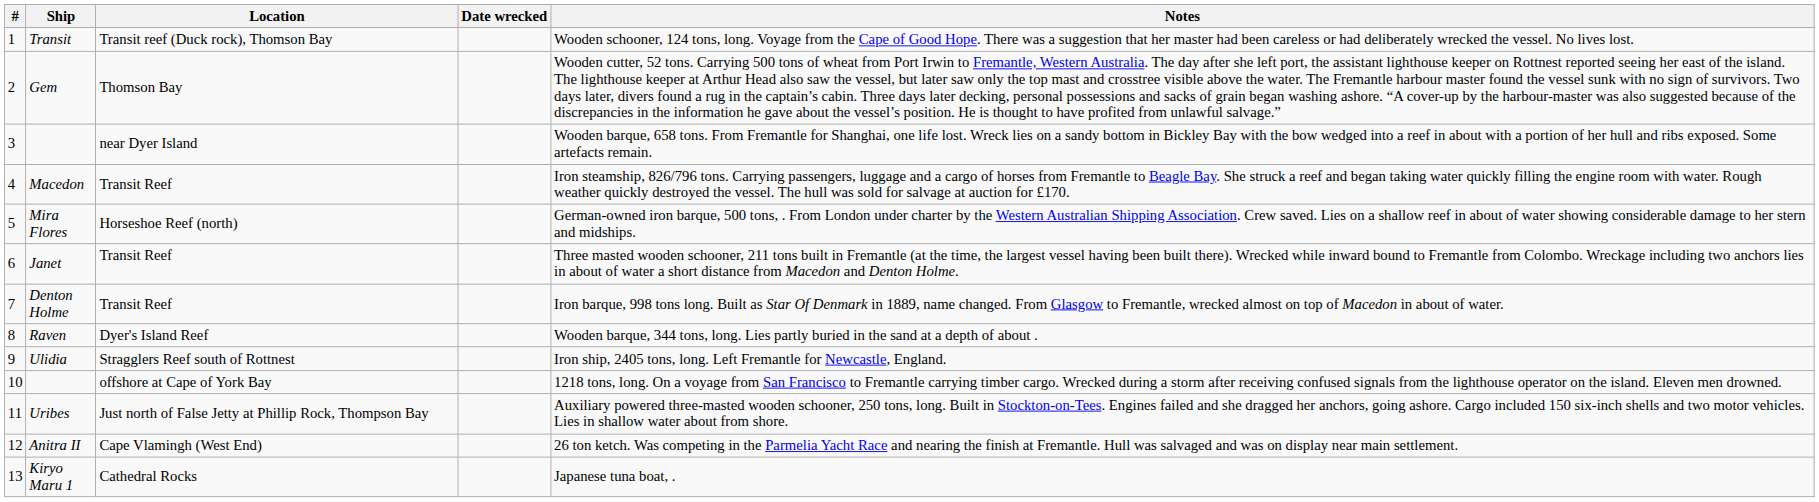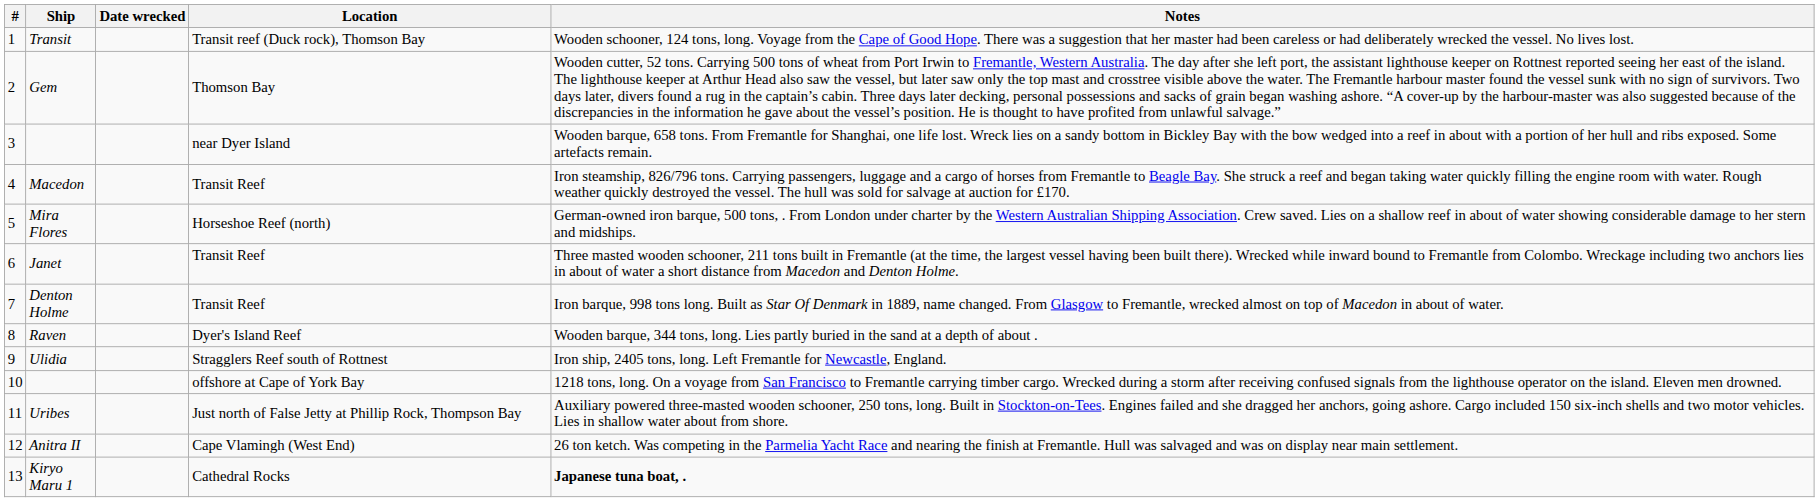columns swapped: (504, 16) <-> (277, 16)
(615, 476) normal -> (620, 476) bold
